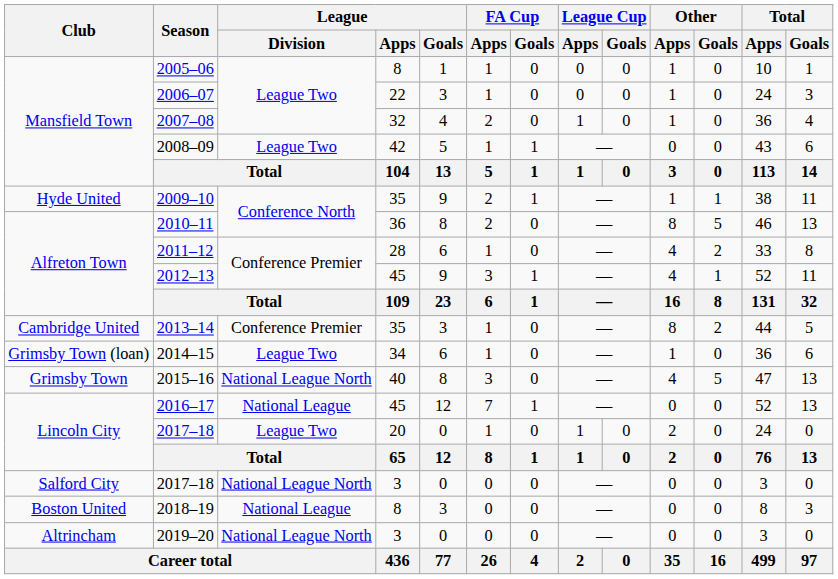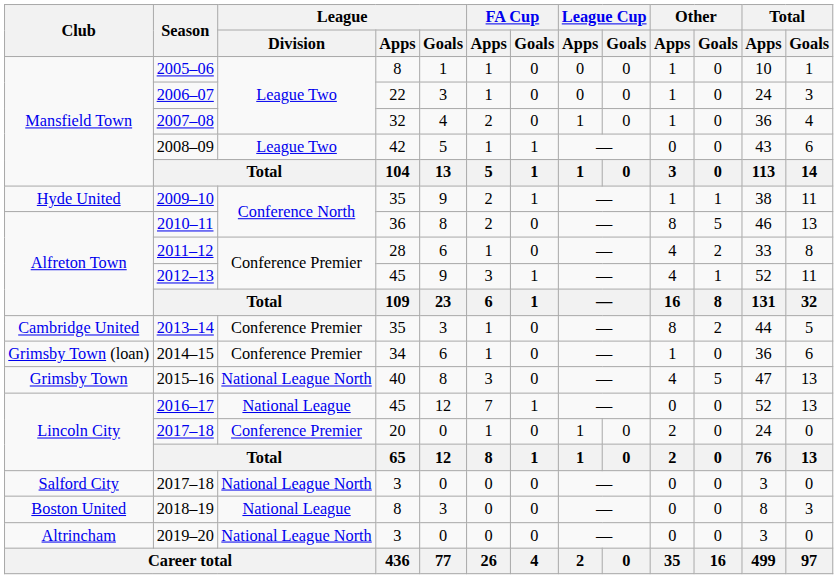(297, 353) League Two -> (297, 353) Conference Premier
(297, 431) League Two -> (297, 431) Conference Premier
